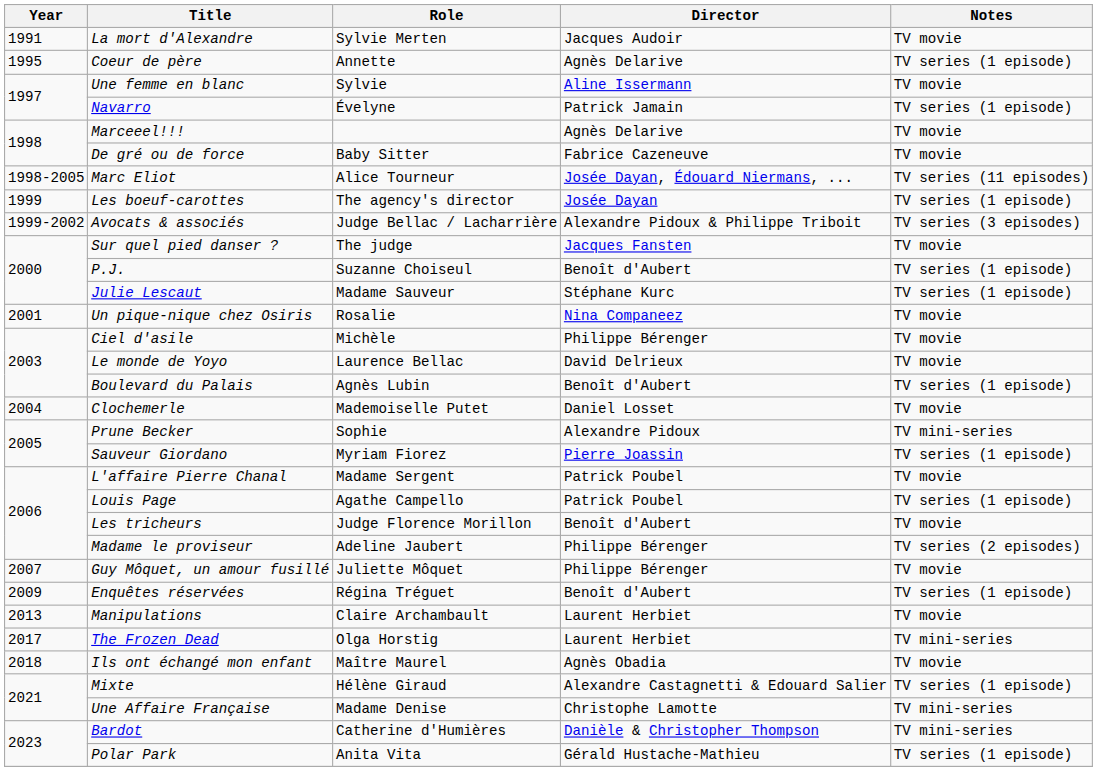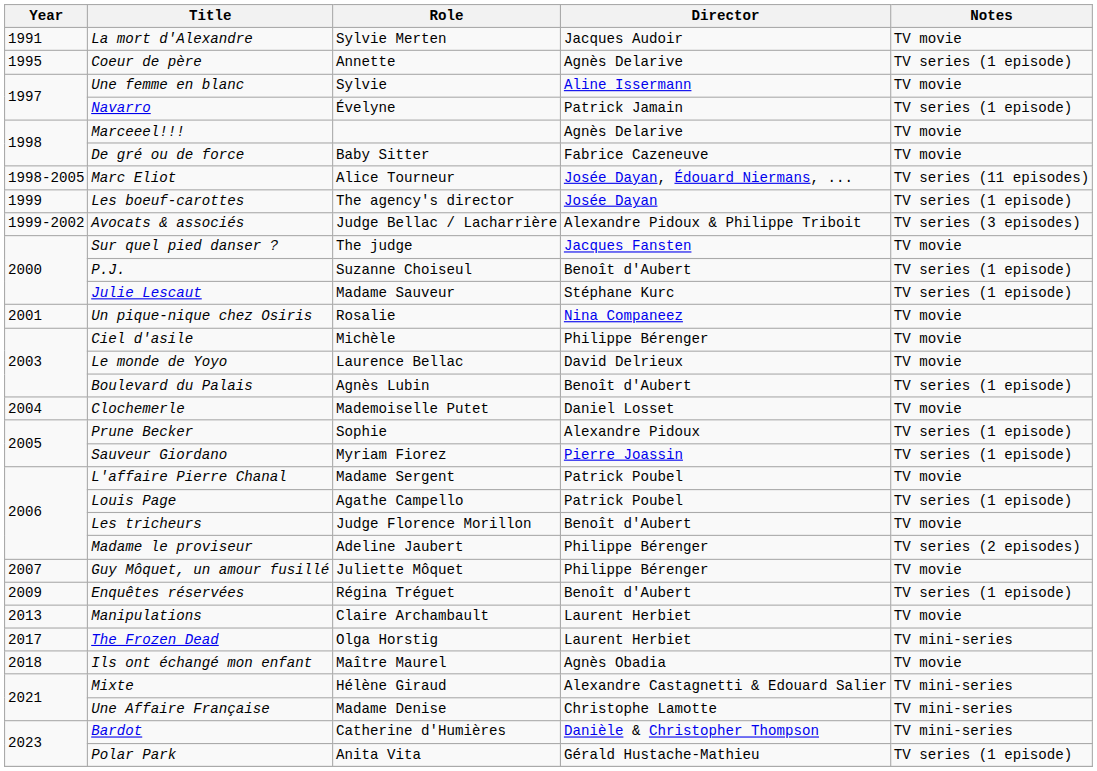(953, 432) TV mini-series -> (983, 432) TV series (1 episode)
(983, 686) TV series (1 episode) -> (953, 686) TV mini-series
